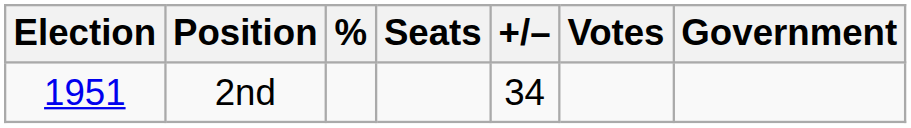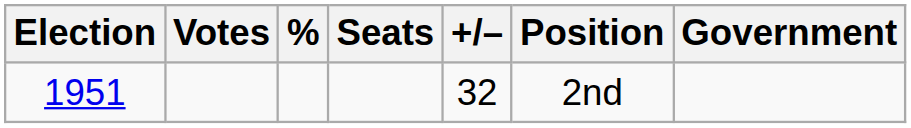columns swapped: (616, 33) <-> (245, 33)
(525, 91) 34 -> (477, 91) 32
